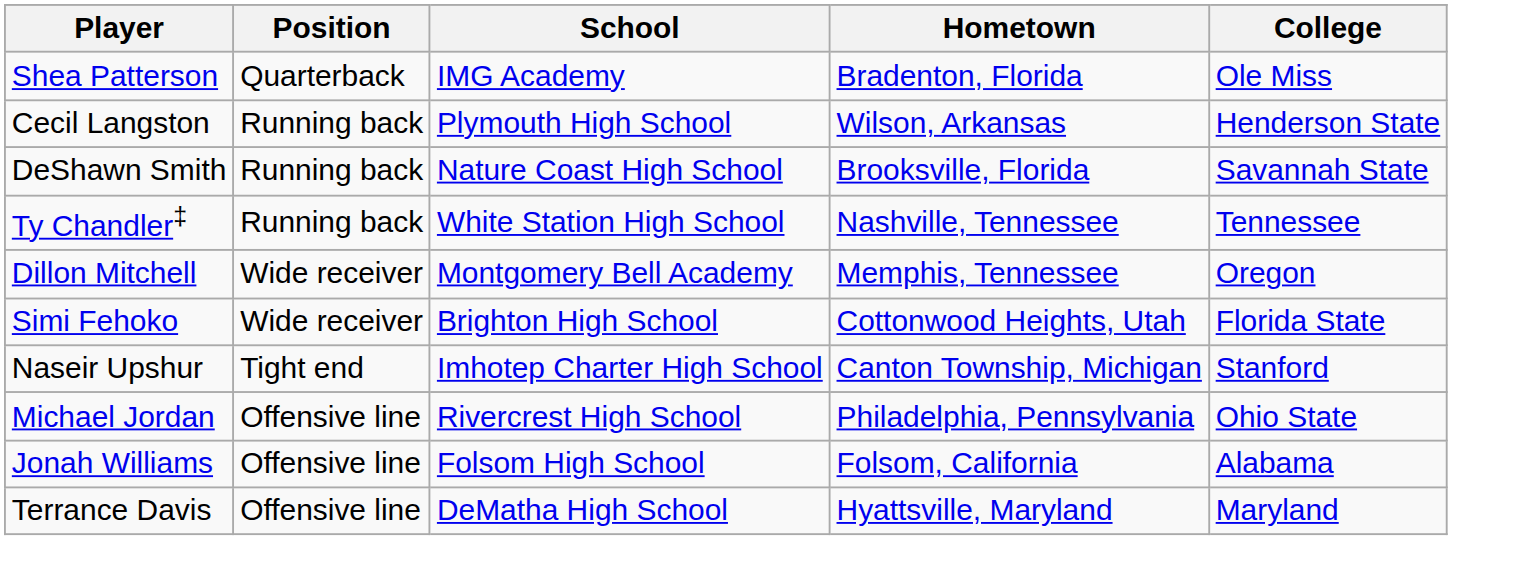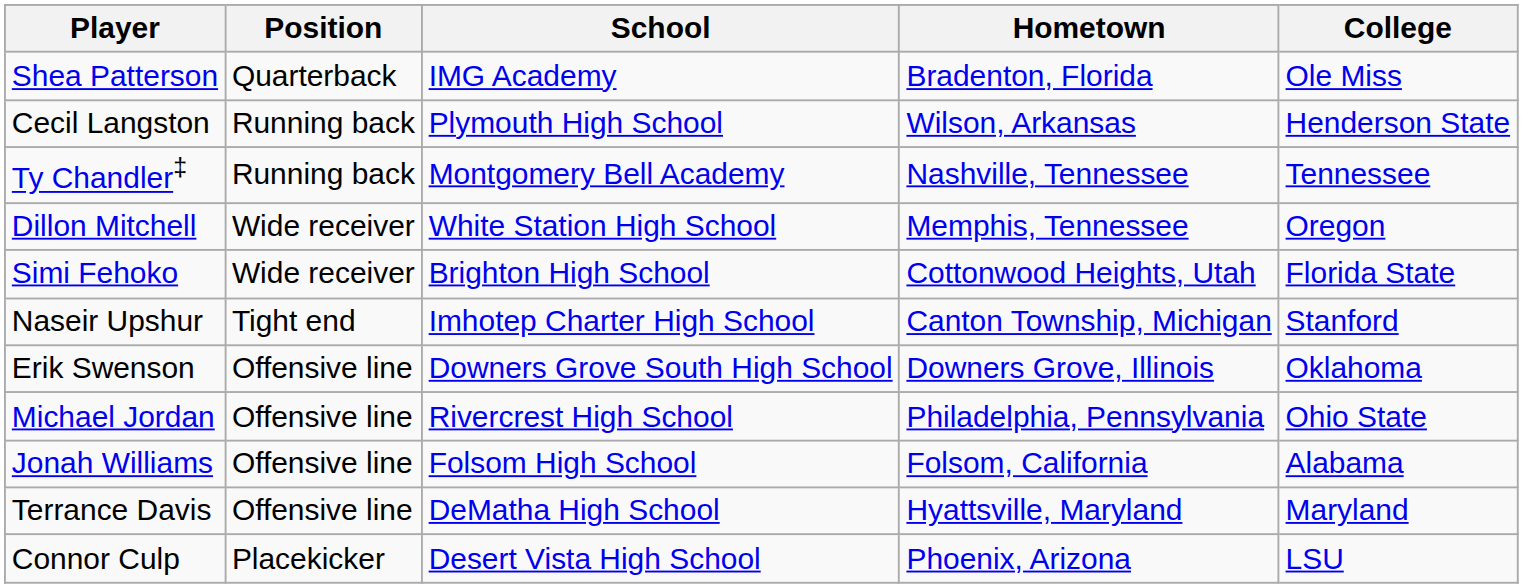- row: (119, 170)
(611, 222) White Station High School -> (607, 174) Montgomery Bell Academy
(615, 273) Montgomery Bell Academy -> (602, 226) White Station High School
+ row: (103, 368)
+ row: (96, 558)
